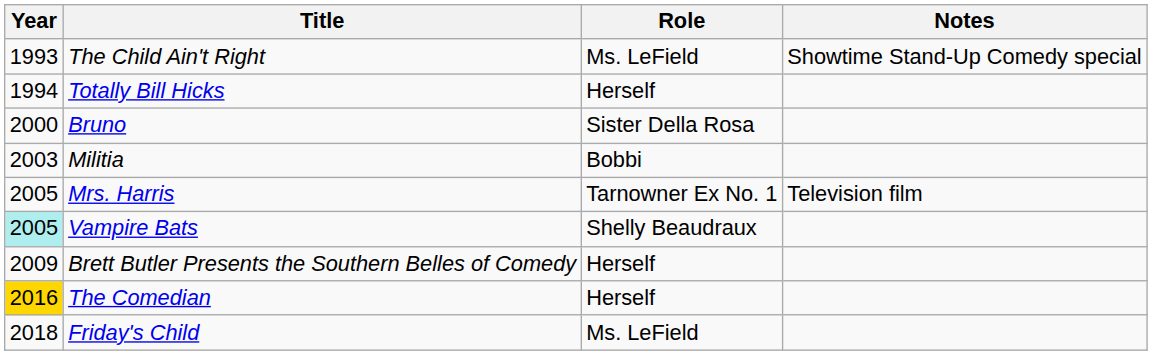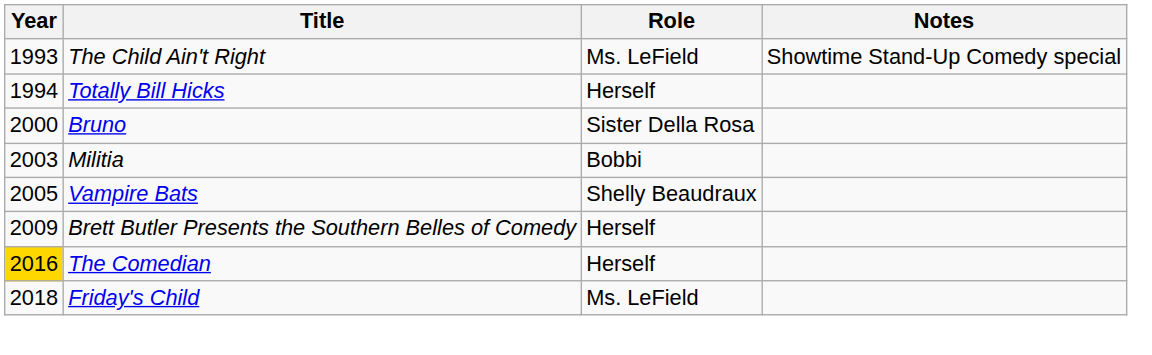- row: (121, 194)
(34, 228) paleturquoise background -> (34, 194) no background
